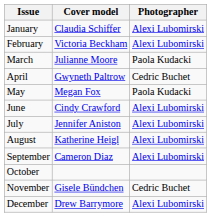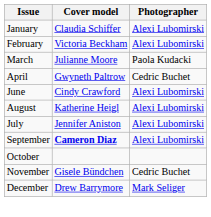- row: (16, 92)
rows swapped: (15, 124) <-> (21, 140)
(84, 156) normal -> (86, 140) bold
(168, 204) Alexi Lubomirski -> (159, 188) Mark Seliger
